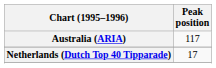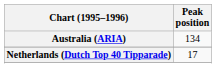(192, 39) 117 -> (192, 39) 134
